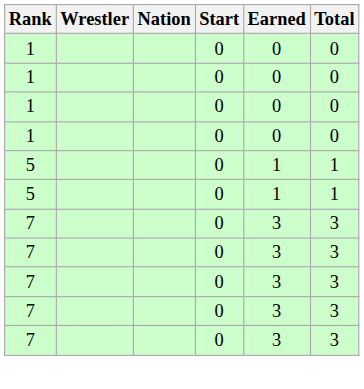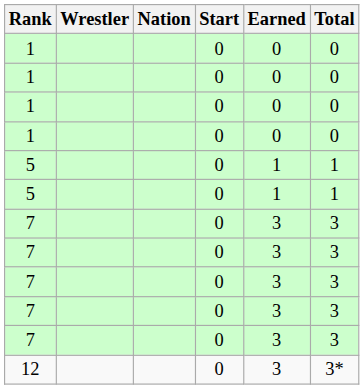+ row: (30, 369)
